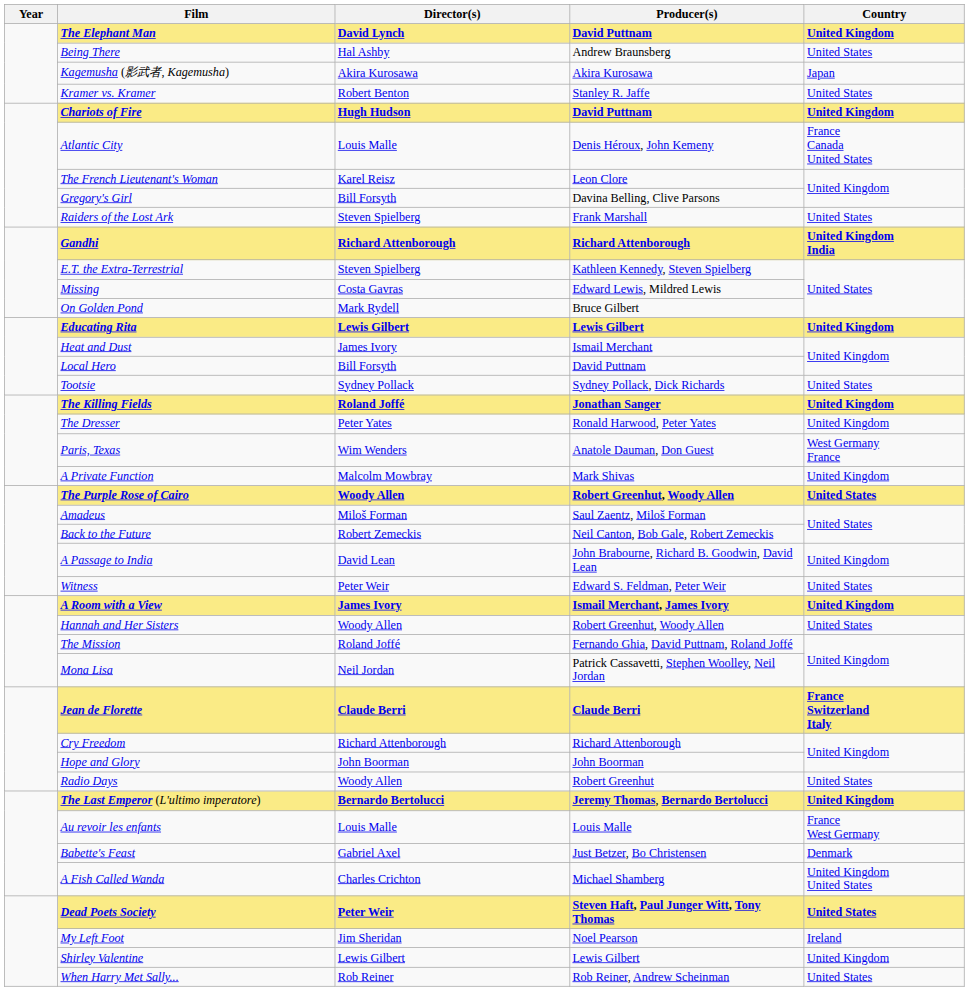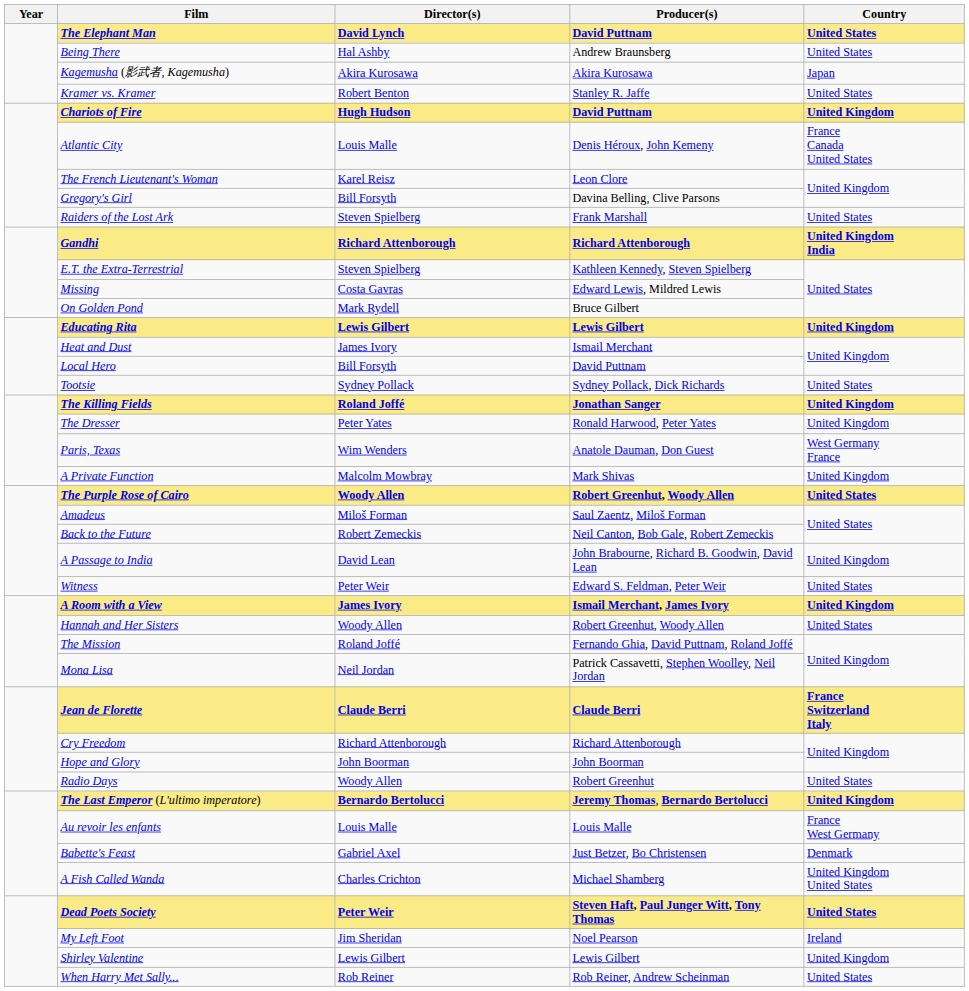(850, 33) United Kingdom -> (842, 33) United States
